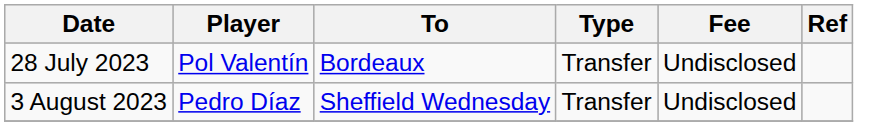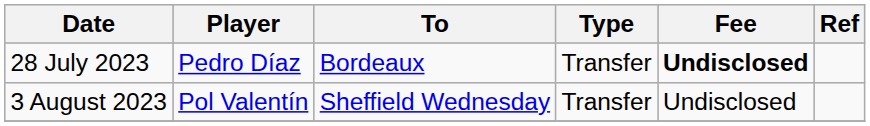(243, 62) Pol Valentín -> (239, 62) Pedro Díaz
(730, 62) normal -> (736, 62) bold
(239, 101) Pedro Díaz -> (243, 101) Pol Valentín
